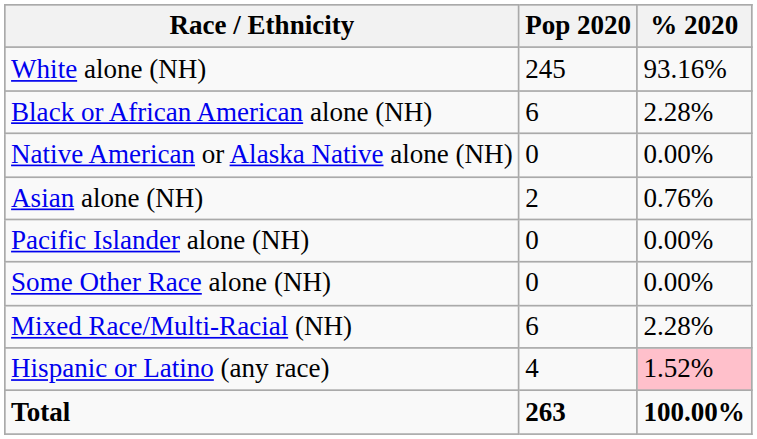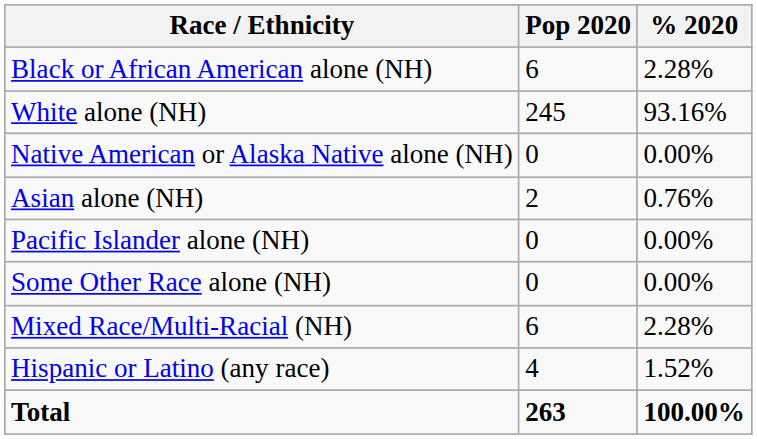rows swapped: (109, 68) <-> (222, 111)
(678, 369) pink background -> (678, 369) no background
